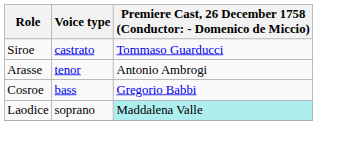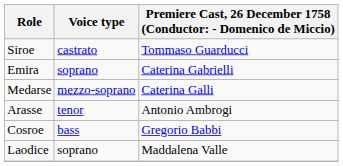+ row: (23, 69)
+ row: (29, 89)
(159, 110) paleturquoise background -> (184, 150) no background
